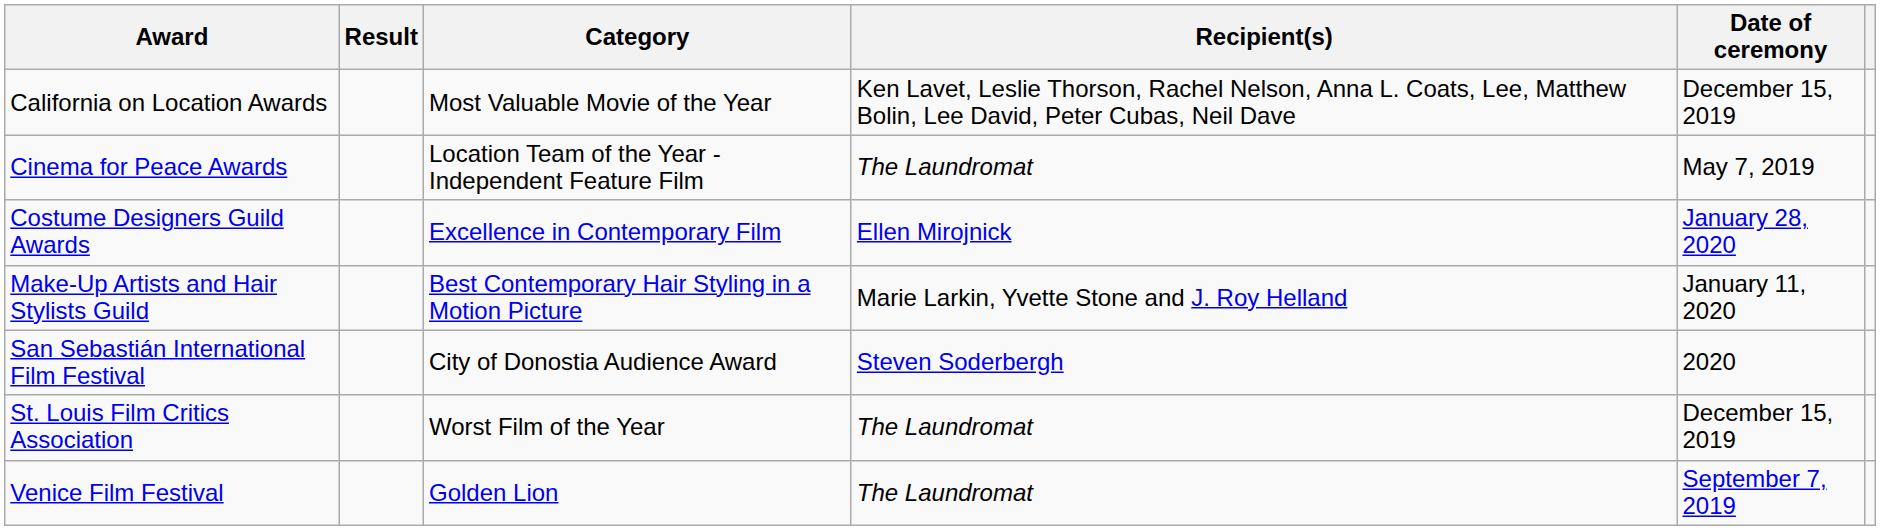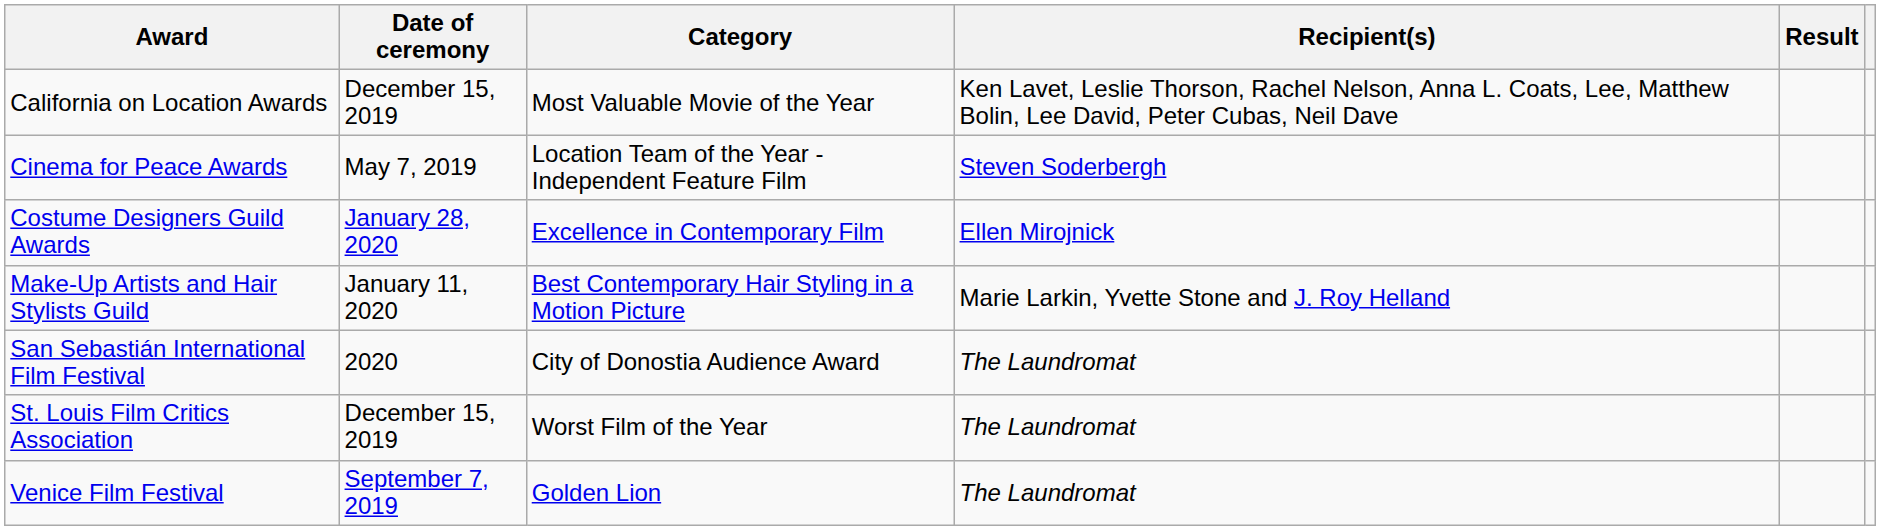columns swapped: (1771, 37) <-> (381, 37)
(945, 167) The Laundromat -> (1063, 167) Steven Soderbergh
(960, 362) Steven Soderbergh -> (1048, 362) The Laundromat
